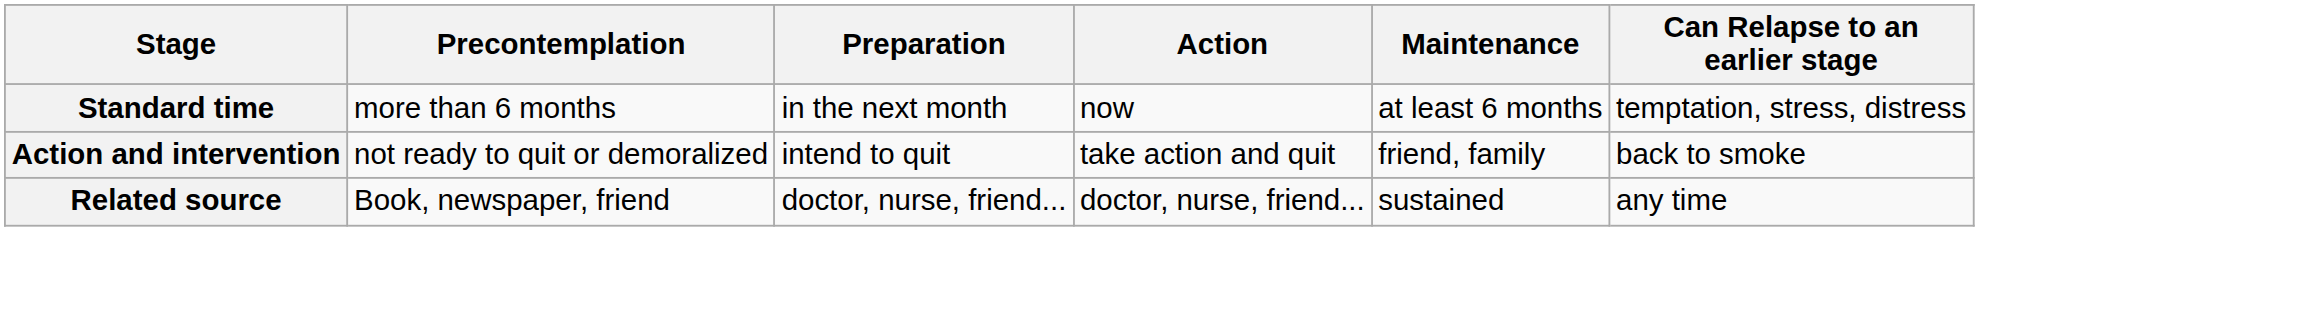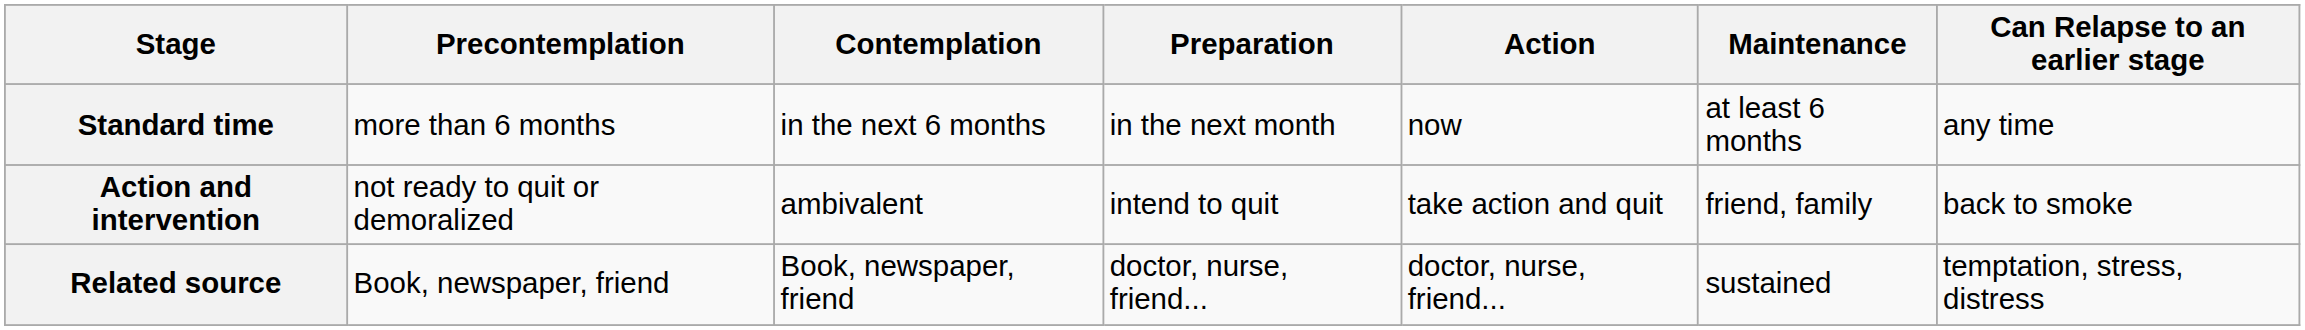+ column: (938, 44)
(1791, 107) temptation, stress, distress -> (1999, 124) any time
(1672, 201) any time -> (2063, 283) temptation, stress, distress
